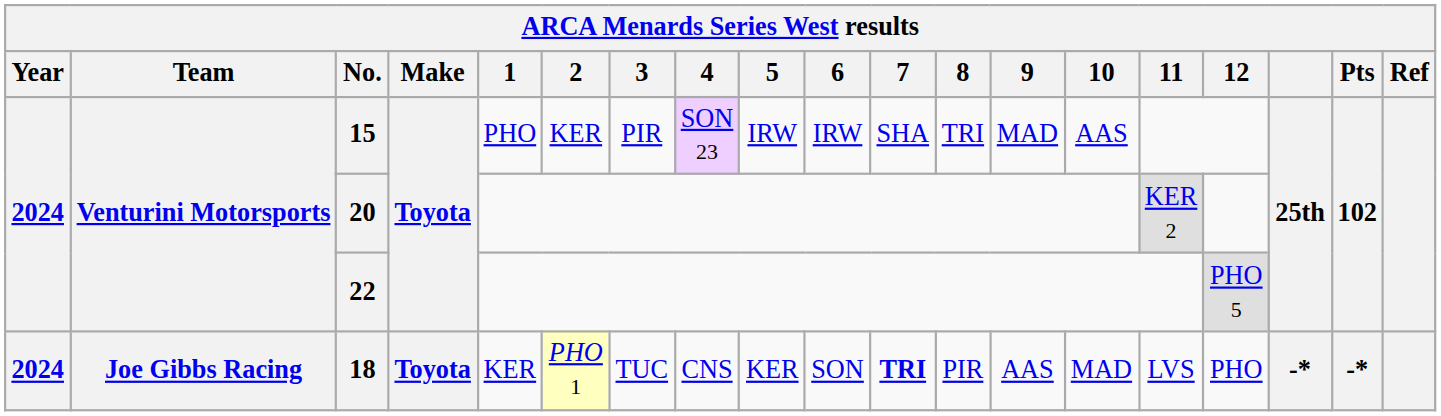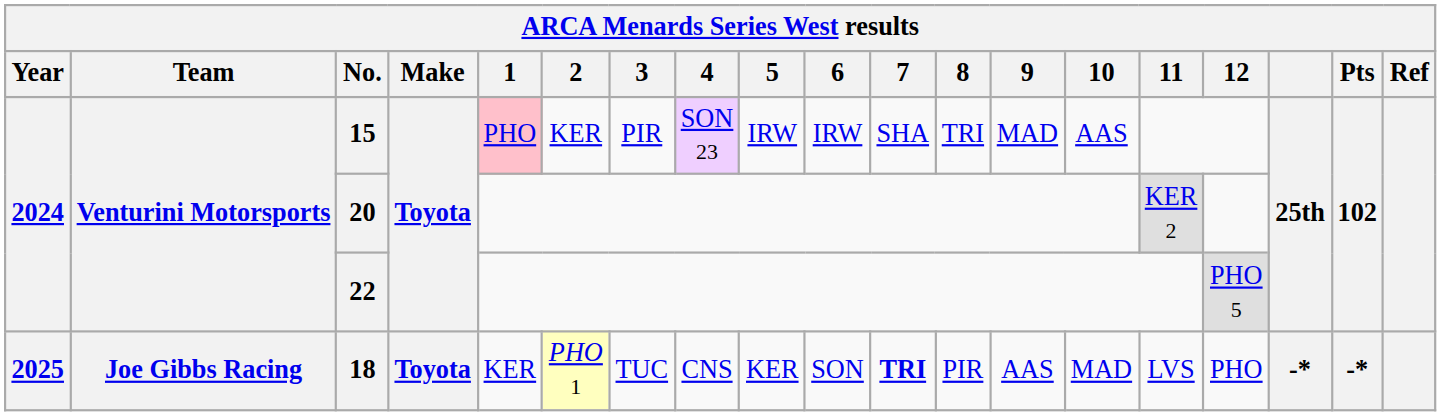(510, 134) no background -> (510, 134) pink background
(38, 369) 2024 -> (38, 369) 2025
